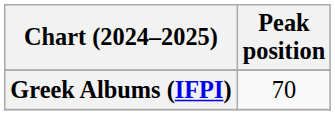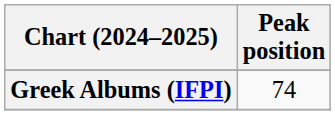(284, 89) 70 -> (284, 89) 74
